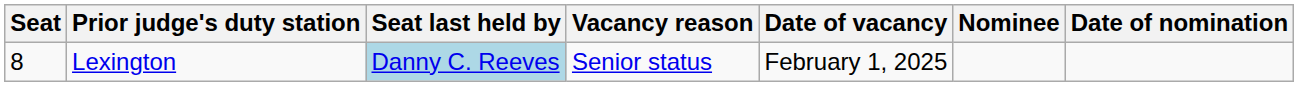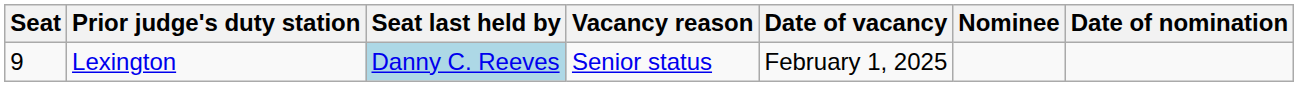(17, 61) 8 -> (17, 61) 9
